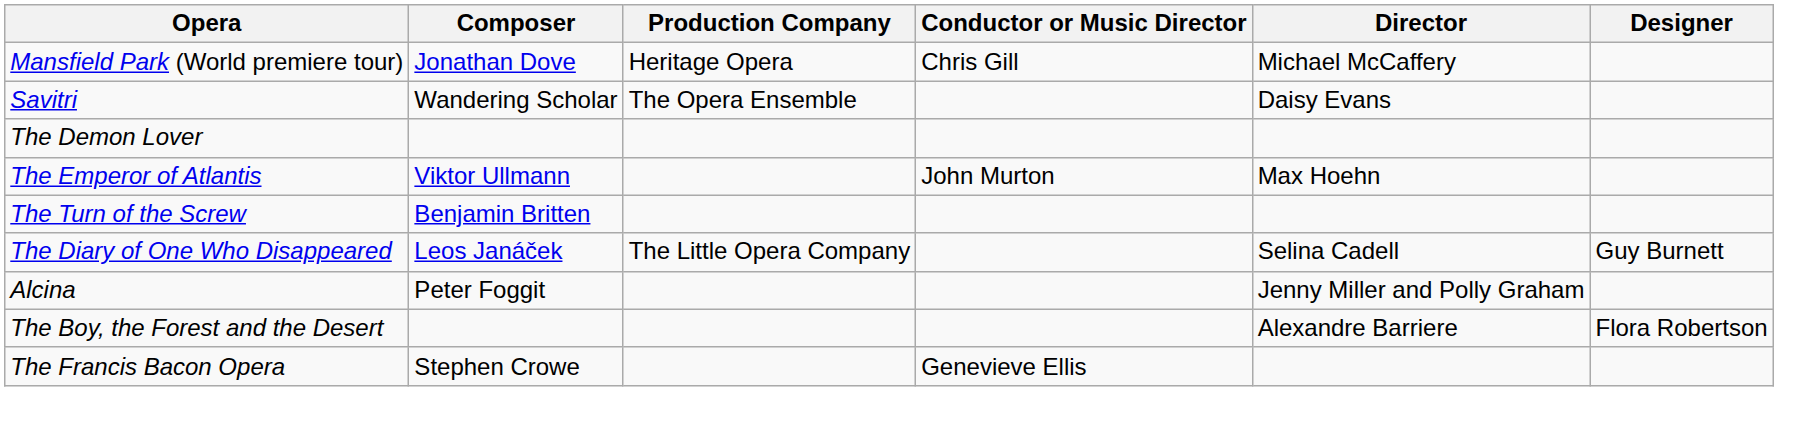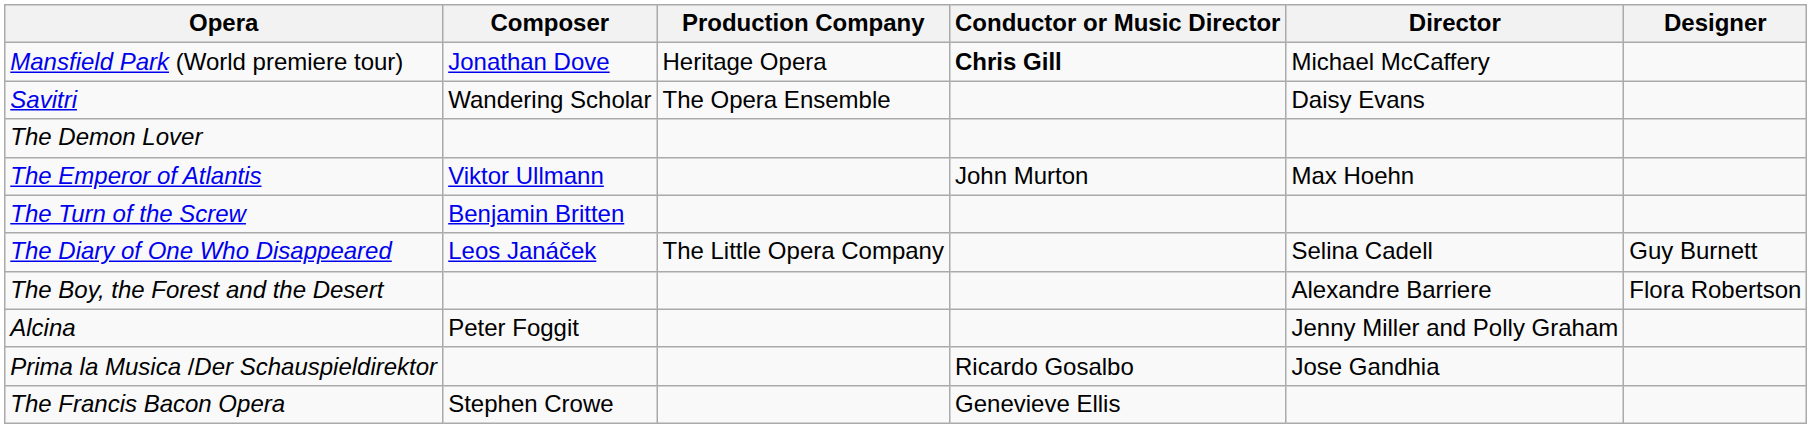(970, 61) normal -> (1008, 61) bold
rows swapped: (43, 289) <-> (197, 328)
+ row: (224, 366)
